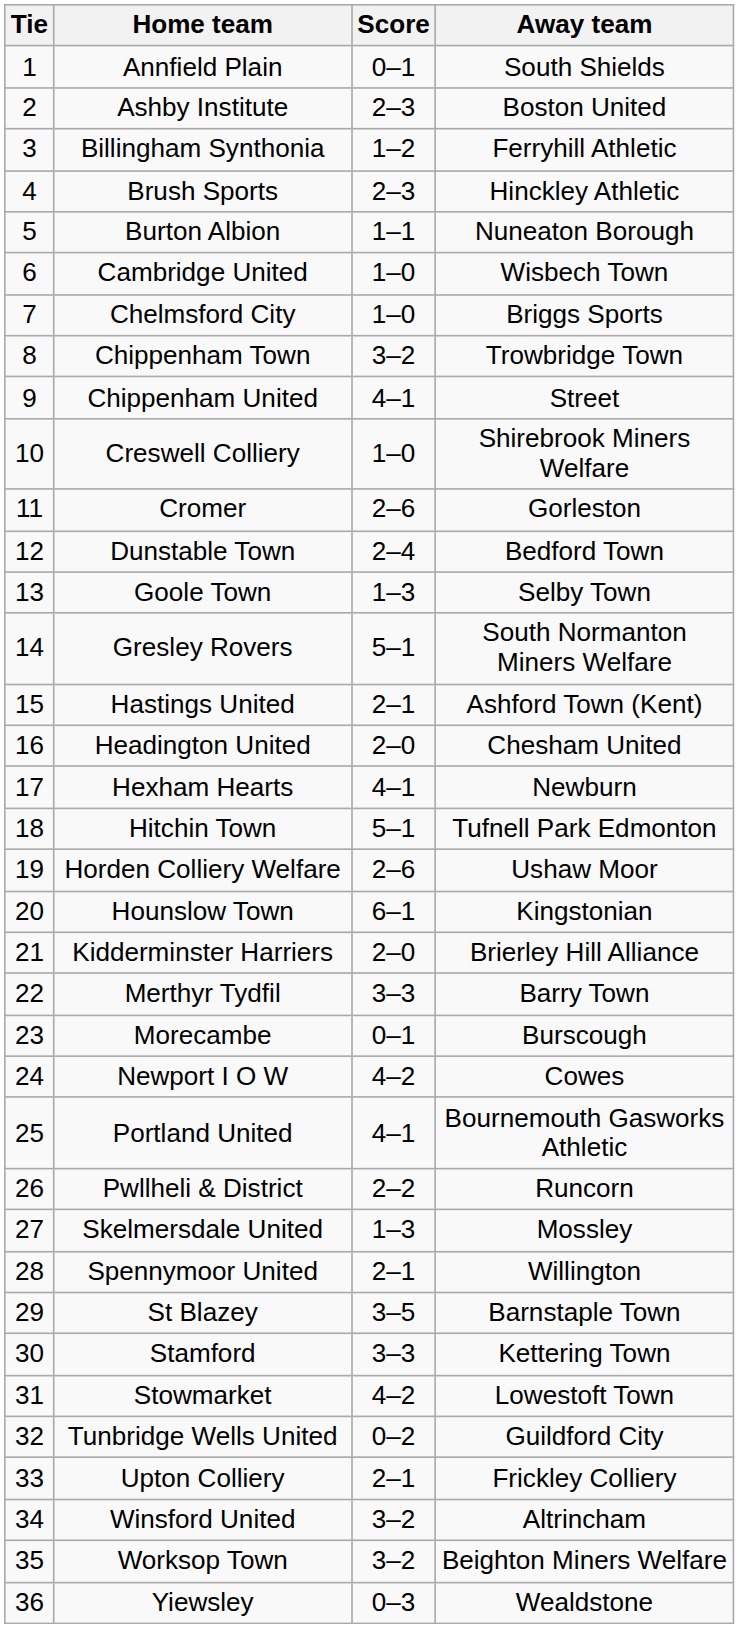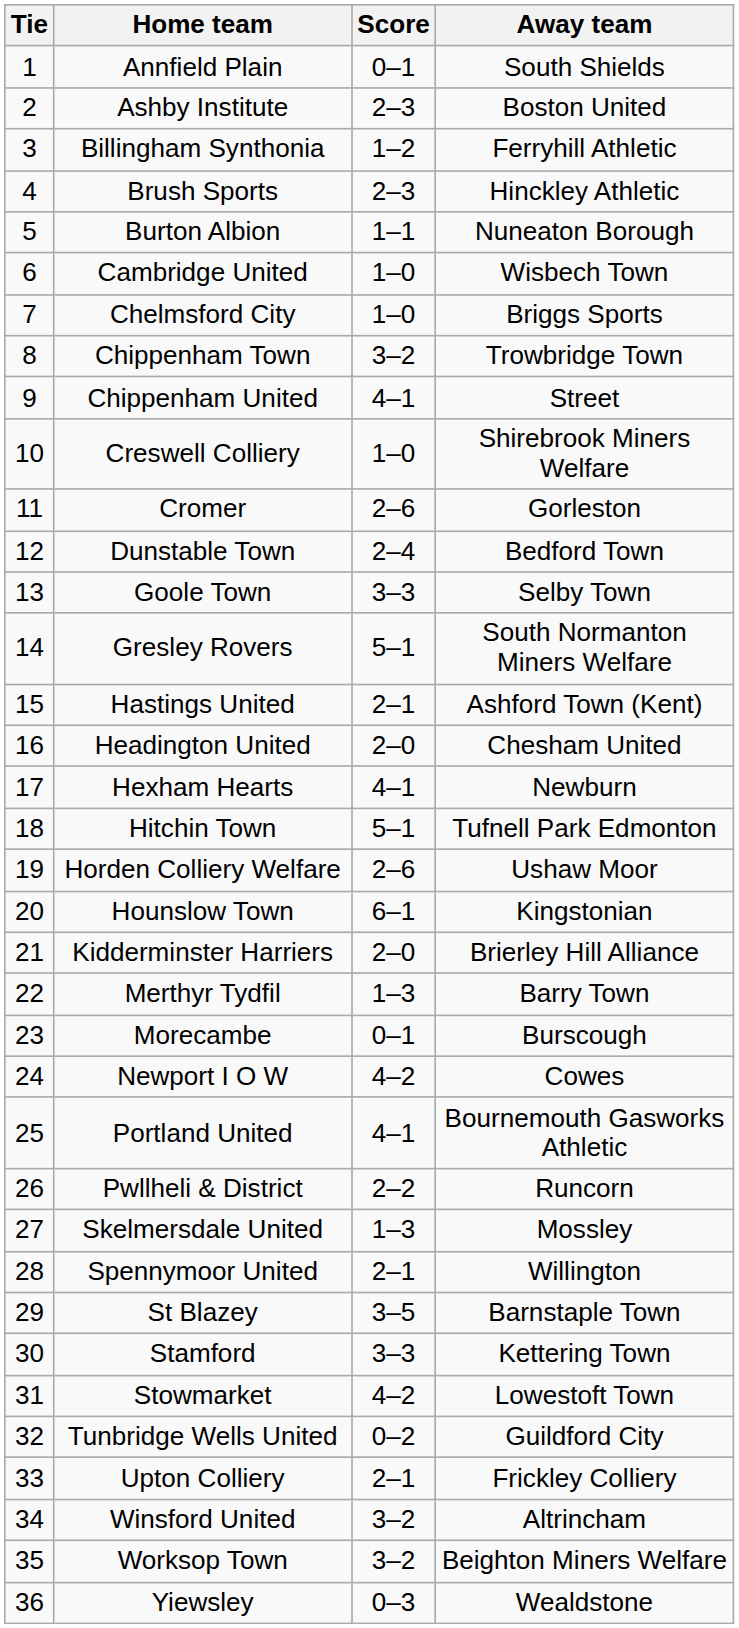(394, 592) 1–3 -> (394, 592) 3–3
(394, 993) 3–3 -> (394, 993) 1–3
